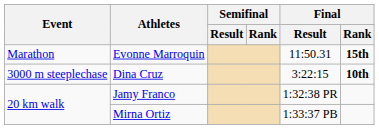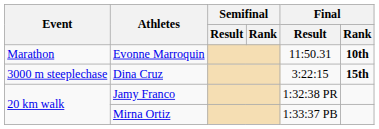(357, 54) 15th -> (357, 54) 10th
(357, 74) 10th -> (357, 74) 15th
